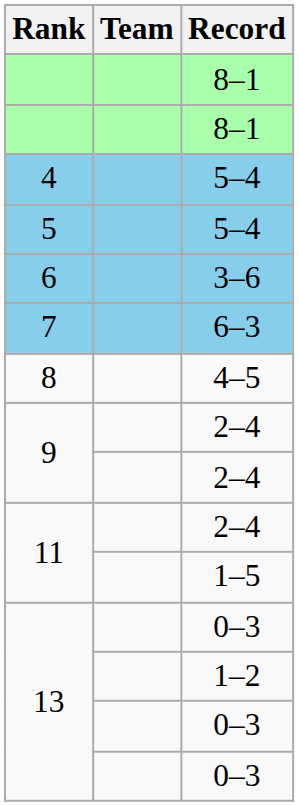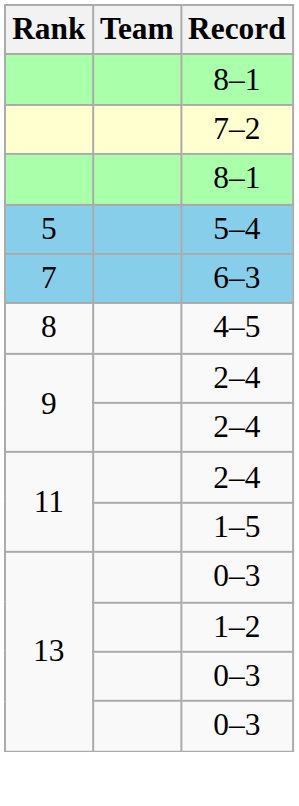+ row: (49, 129)
- row: (49, 178)
- row: (49, 278)
